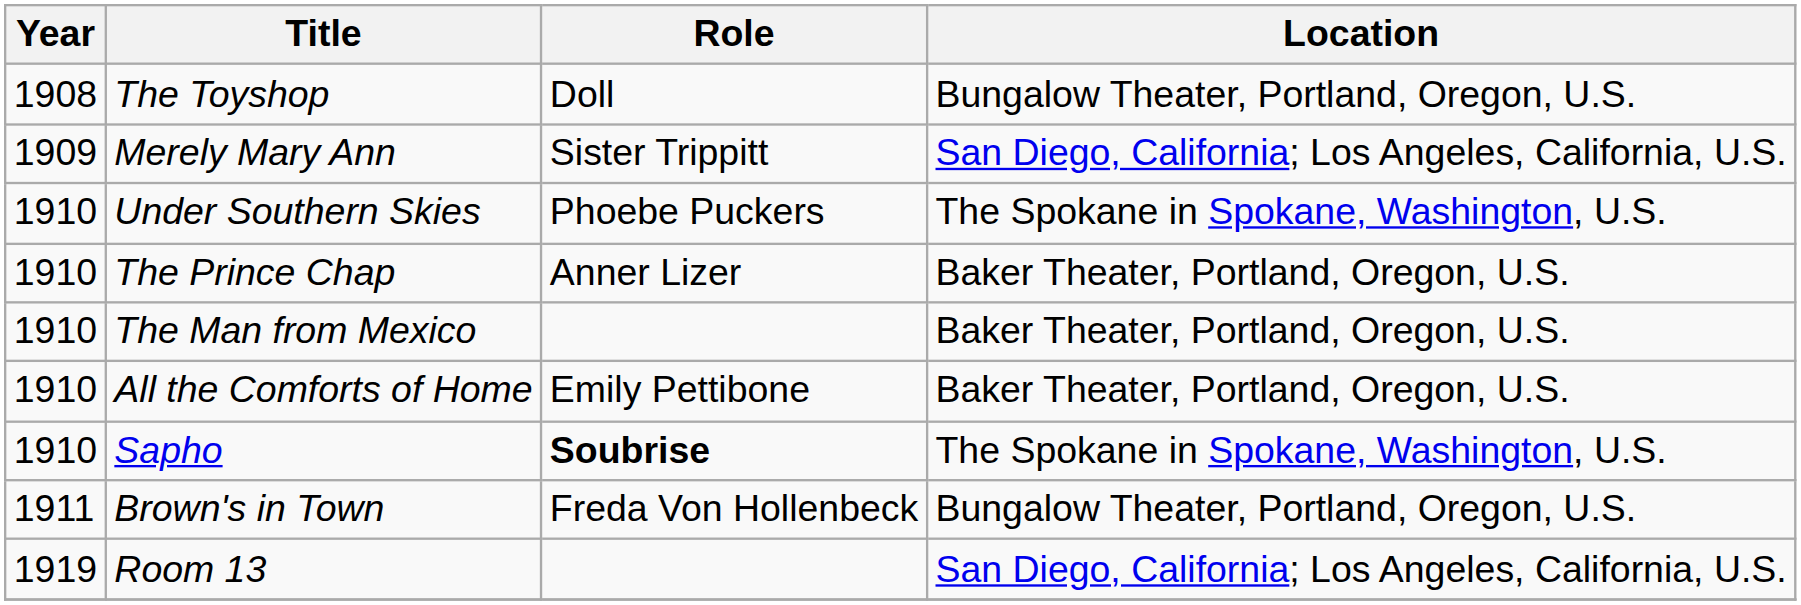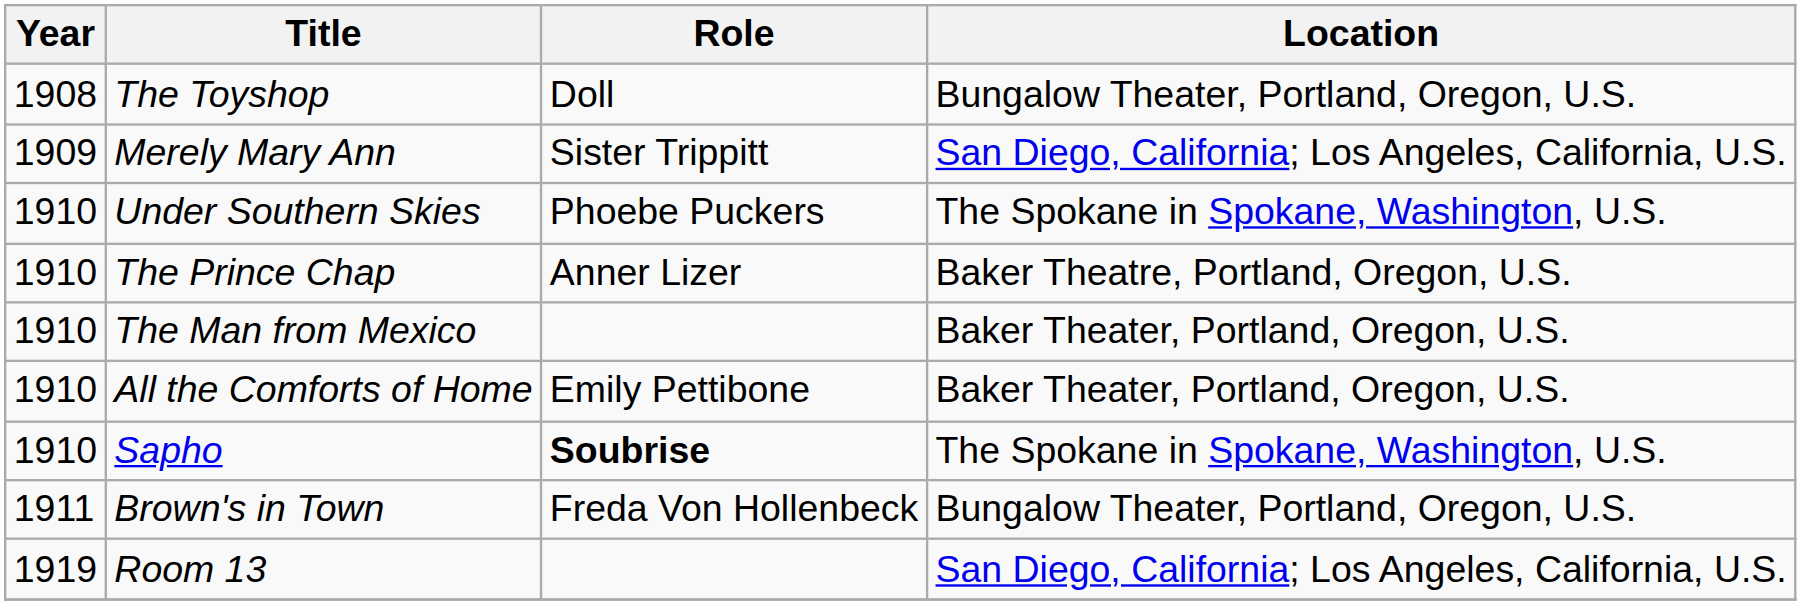(1253, 271) Baker Theater, Portland, Oregon, U.S. -> (1254, 271) Baker Theatre, Portland, Oregon, U.S.
